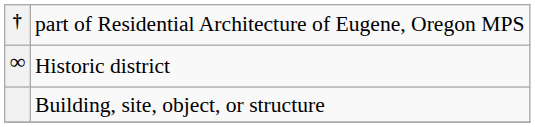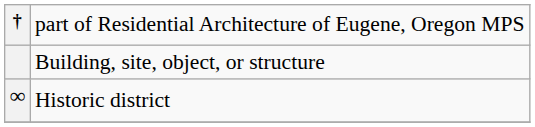rows swapped: (180, 104) <-> (102, 65)
